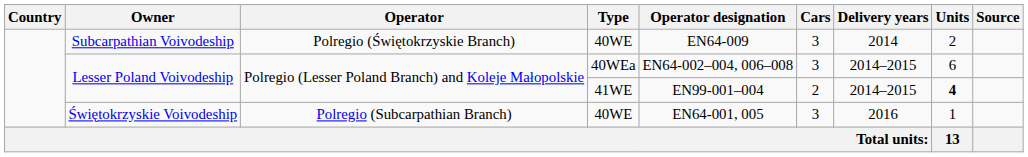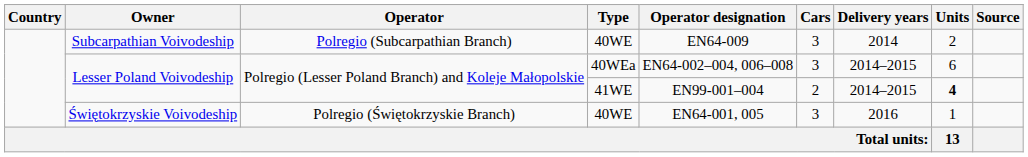(414, 41) Polregio (Świętokrzyskie Branch) -> (414, 41) Polregio (Subcarpathian Branch)
(414, 114) Polregio (Subcarpathian Branch) -> (414, 114) Polregio (Świętokrzyskie Branch)
